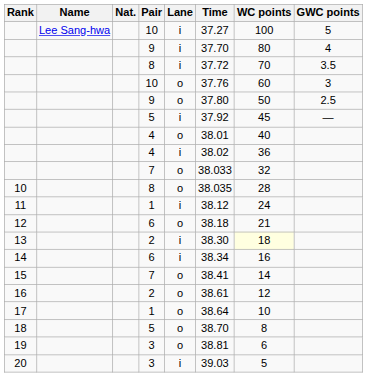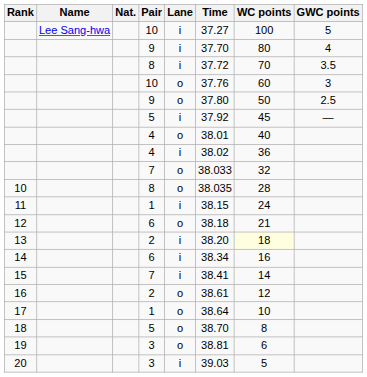(215, 205) 38.12 -> (215, 205) 38.15
(215, 240) 38.30 -> (215, 240) 38.20
(180, 275) o -> (180, 275) i
